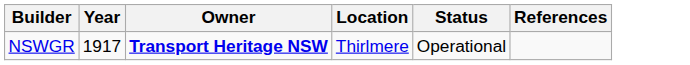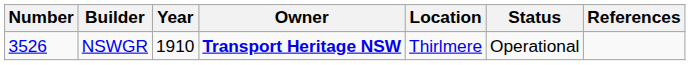+ column: (41, 18)
(102, 45) 1917 -> (175, 45) 1910
